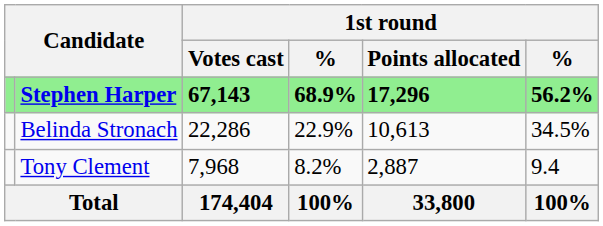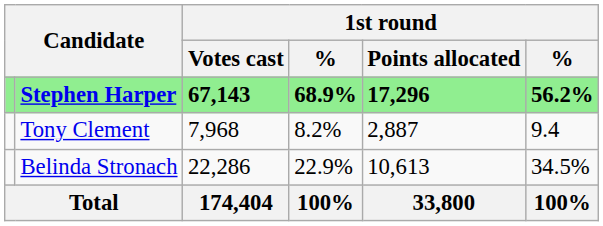rows swapped: (99, 130) <-> (85, 166)
